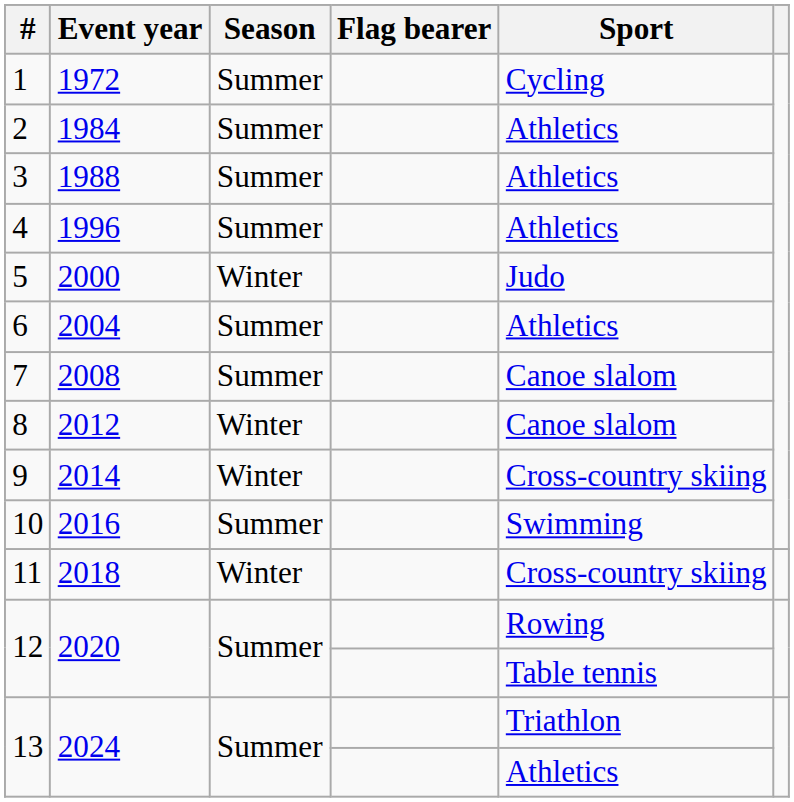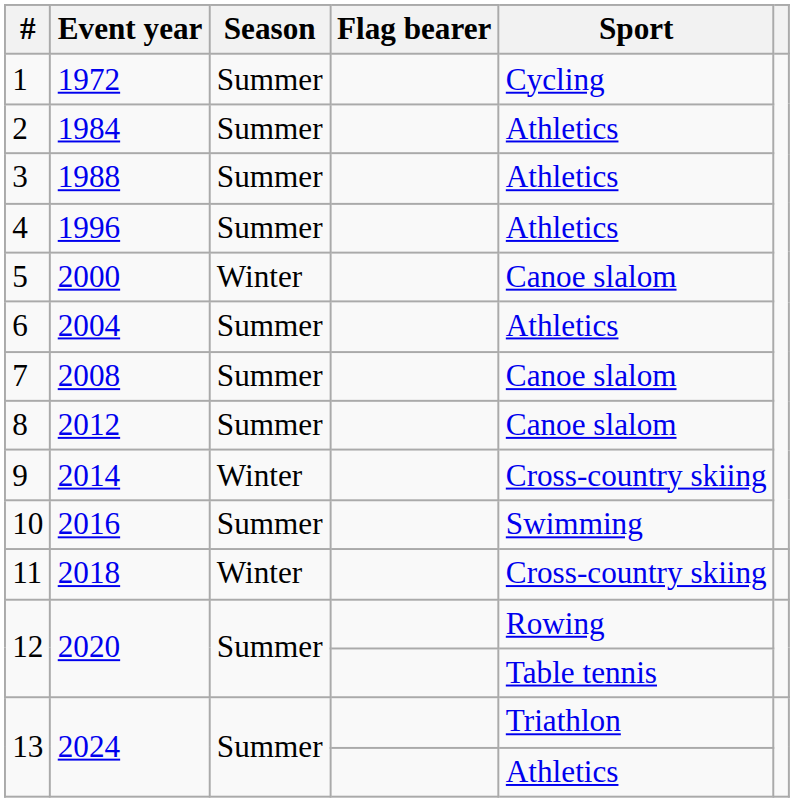(535, 276) Judo -> (591, 276) Canoe slalom
(260, 425) Winter -> (270, 425) Summer
